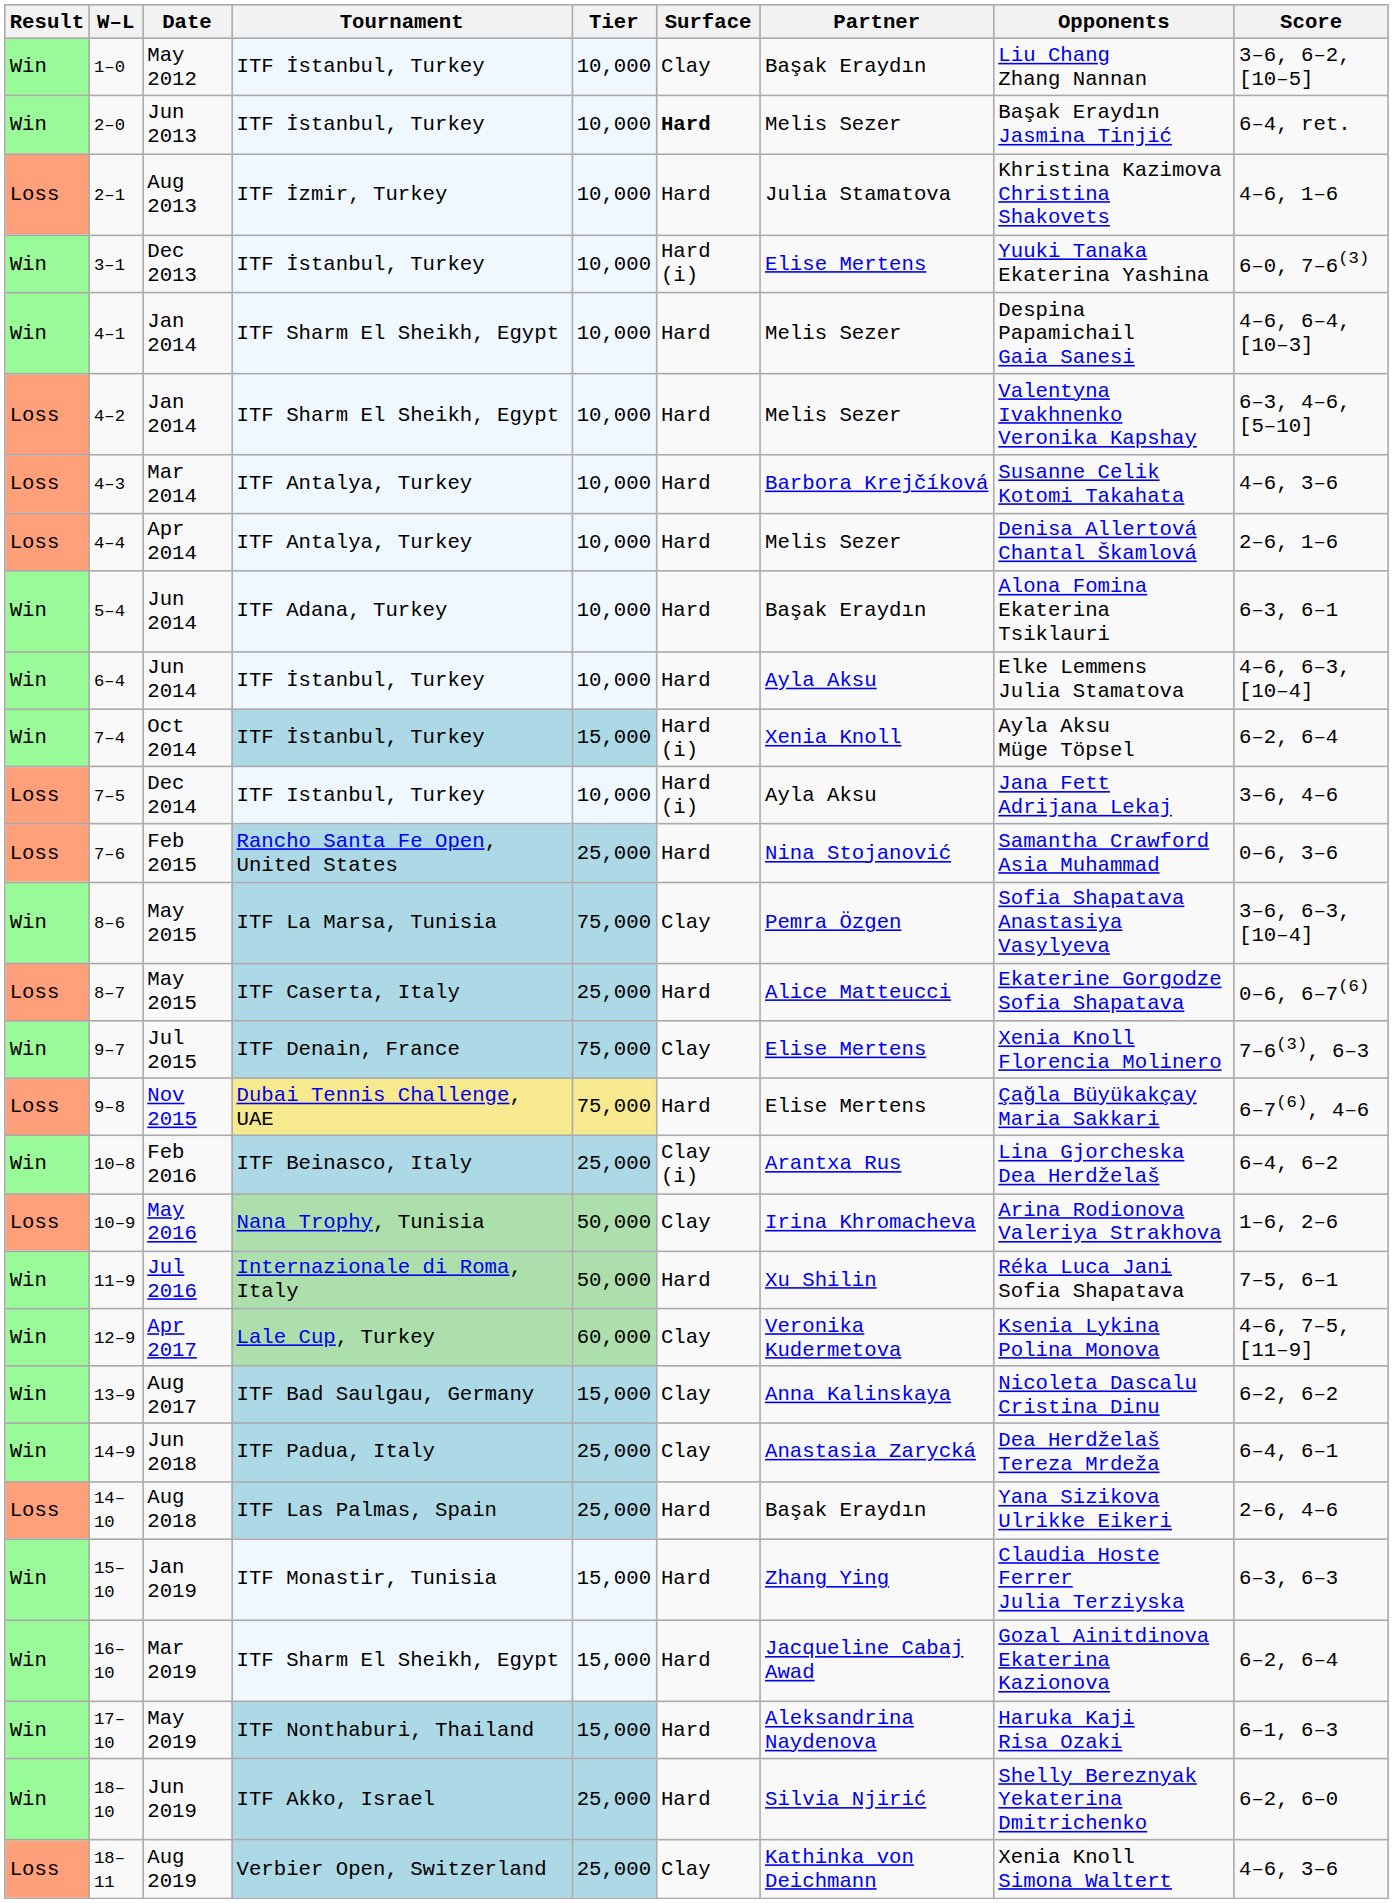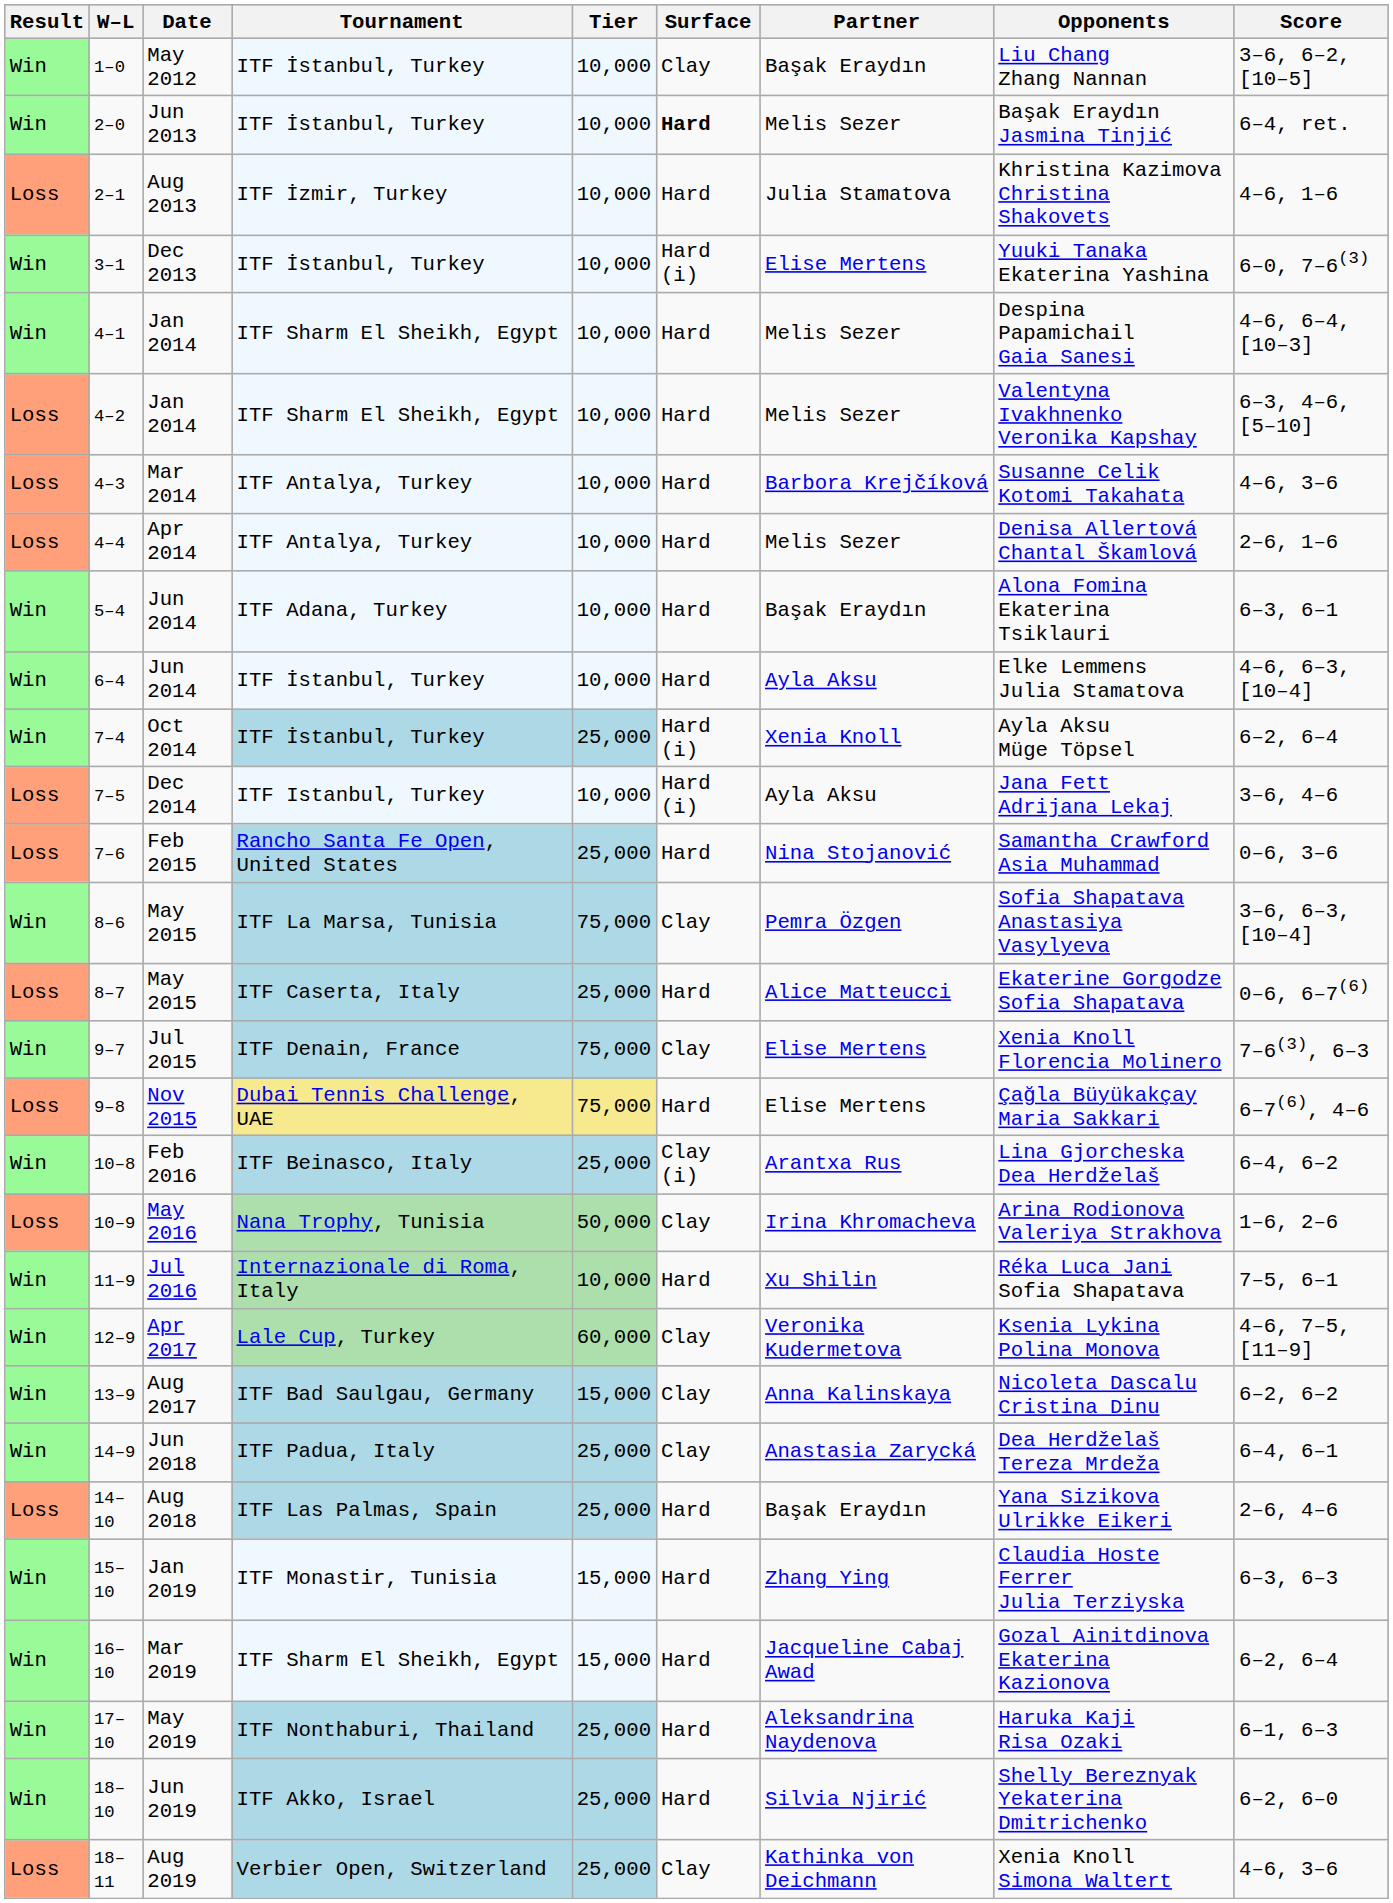(614, 738) 15,000 -> (614, 738) 25,000
(614, 1280) 50,000 -> (614, 1280) 10,000
(614, 1730) 15,000 -> (614, 1730) 25,000
